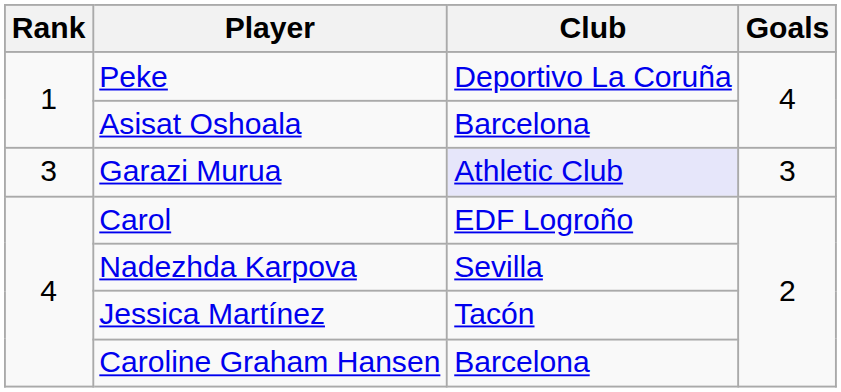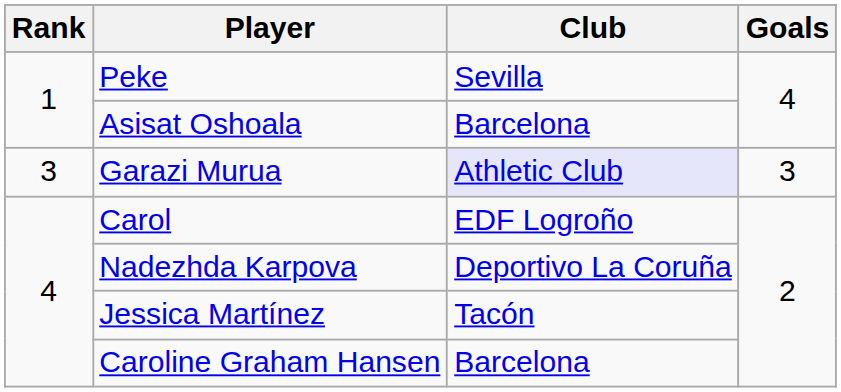(593, 76) Deportivo La Coruña -> (499, 76) Sevilla
(499, 266) Sevilla -> (593, 266) Deportivo La Coruña
